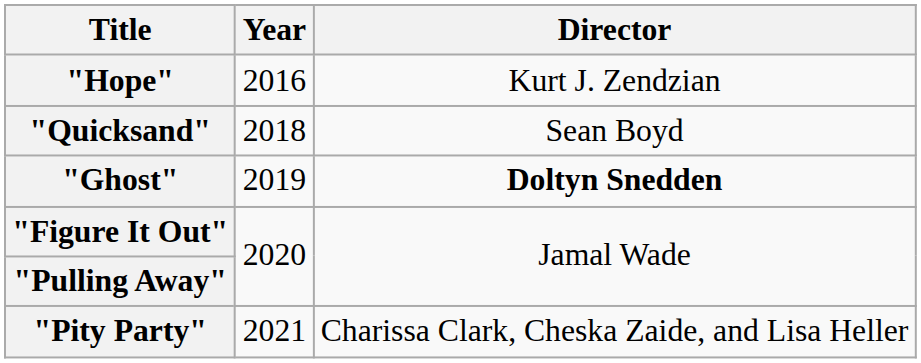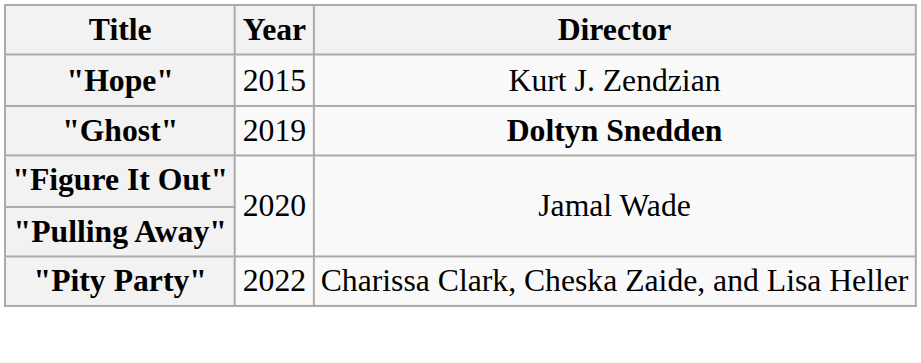(274, 79) 2016 -> (274, 79) 2015
- row: (120, 130)
(274, 331) 2021 -> (274, 280) 2022
